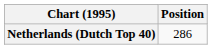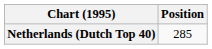(183, 34) 286 -> (183, 34) 285
